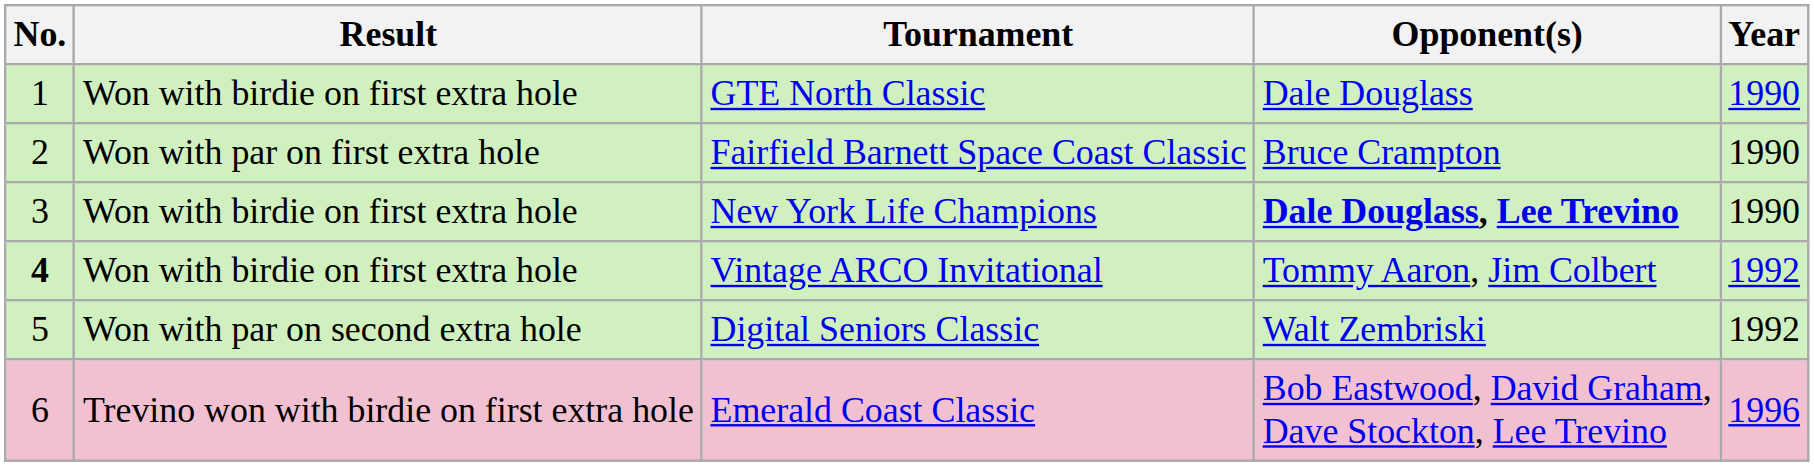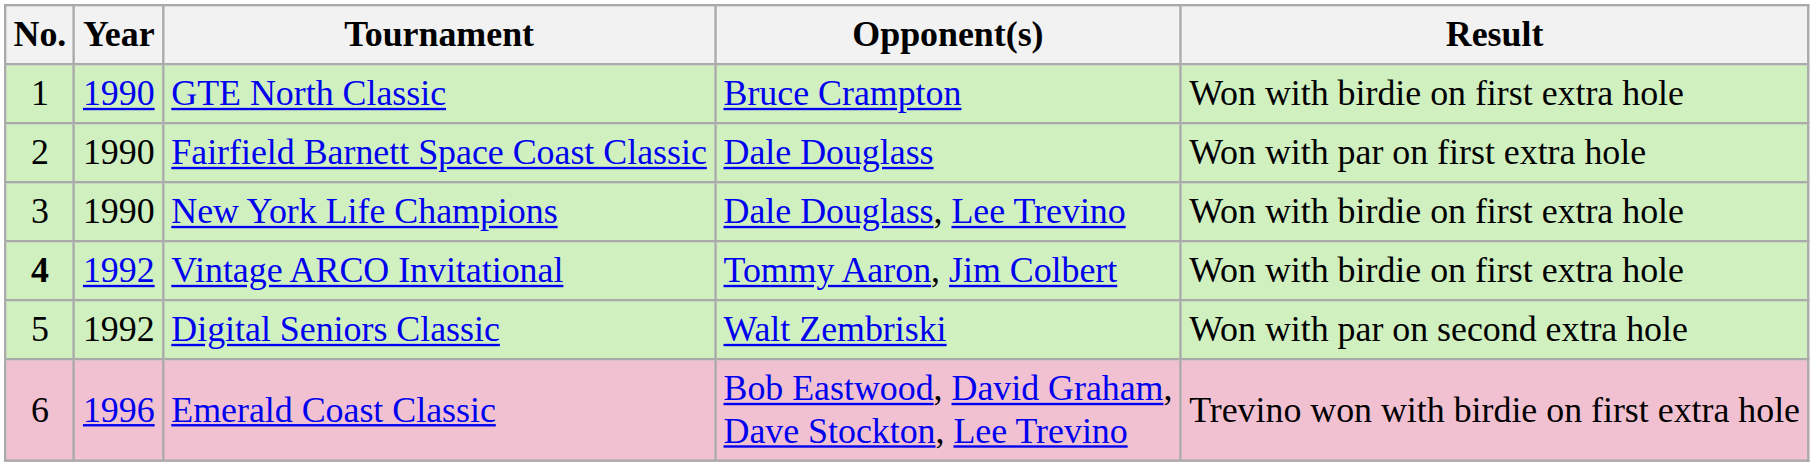columns swapped: (1764, 34) <-> (388, 34)
(1368, 93) Dale Douglass -> (842, 93) Bruce Crampton
(1382, 152) Bruce Crampton -> (829, 152) Dale Douglass
(1471, 211) bold -> (925, 211) normal
